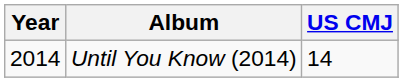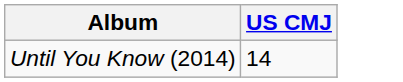- column: (35, 22)
